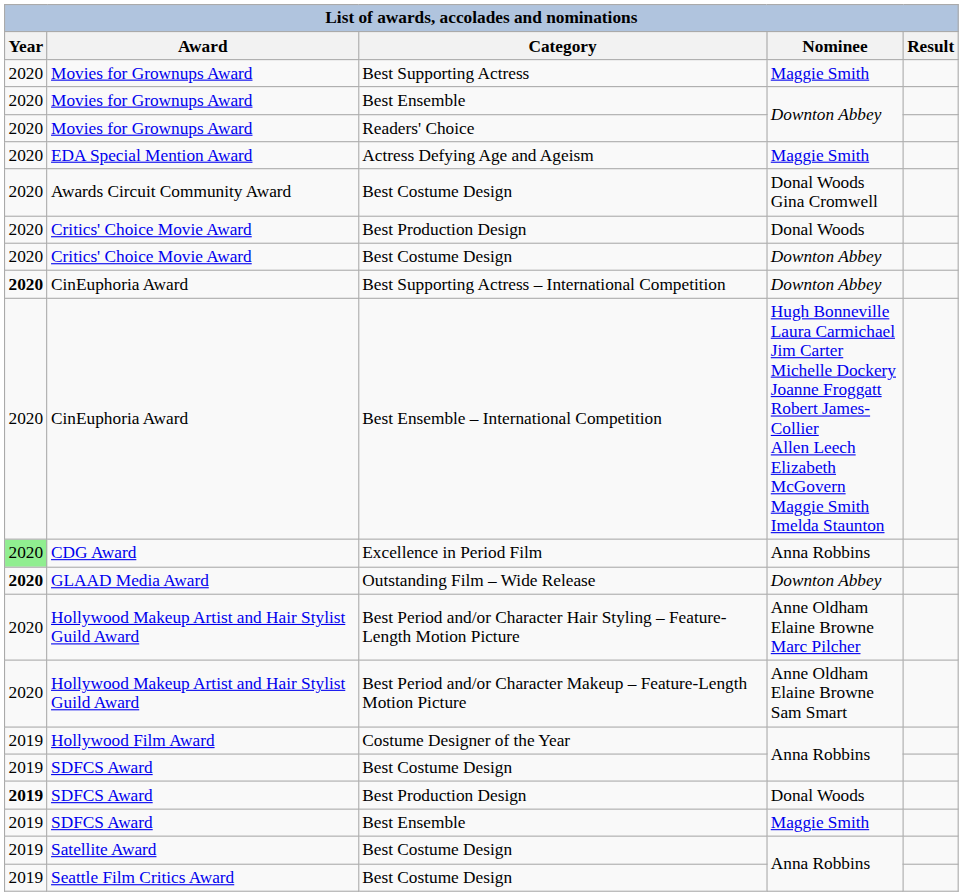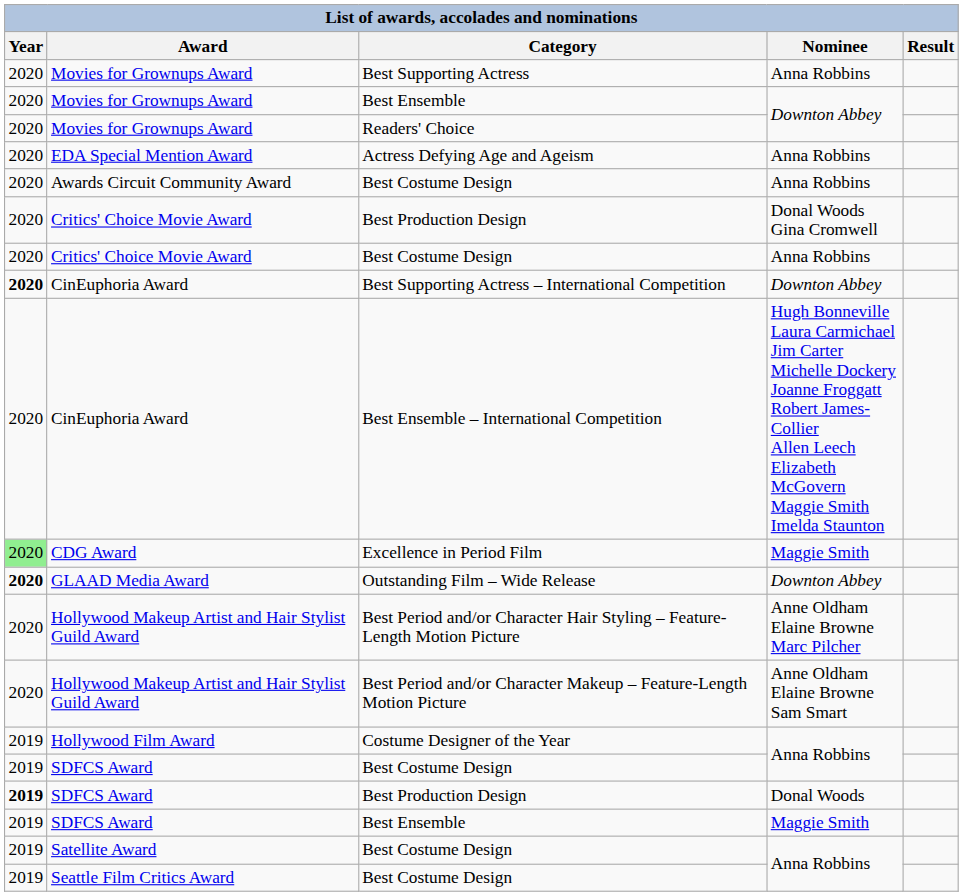(820, 73) Maggie Smith -> (820, 73) Anna Robbins
(820, 155) Maggie Smith -> (820, 155) Anna Robbins
(824, 192) Donal Woods Gina Cromwell -> (820, 182) Anna Robbins
(818, 229) Donal Woods -> (824, 219) Donal Woods Gina Cromwell
(826, 256) Downton Abbey -> (820, 256) Anna Robbins
(820, 552) Anna Robbins -> (820, 552) Maggie Smith
